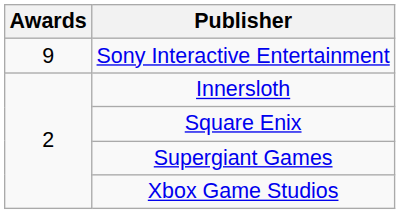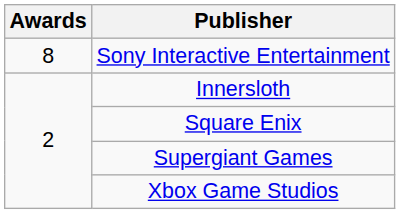(48, 55) 9 -> (48, 55) 8
